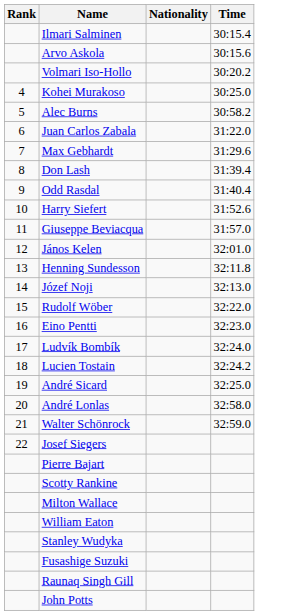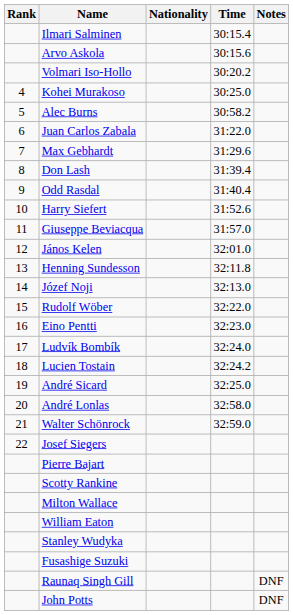+ column: (271, 14)
